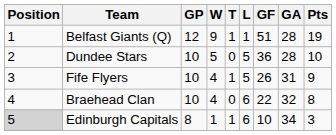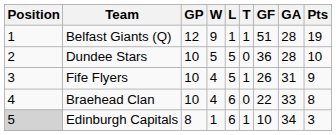columns swapped: (247, 15) <-> (232, 15)
(289, 99) 32 -> (289, 99) 33
